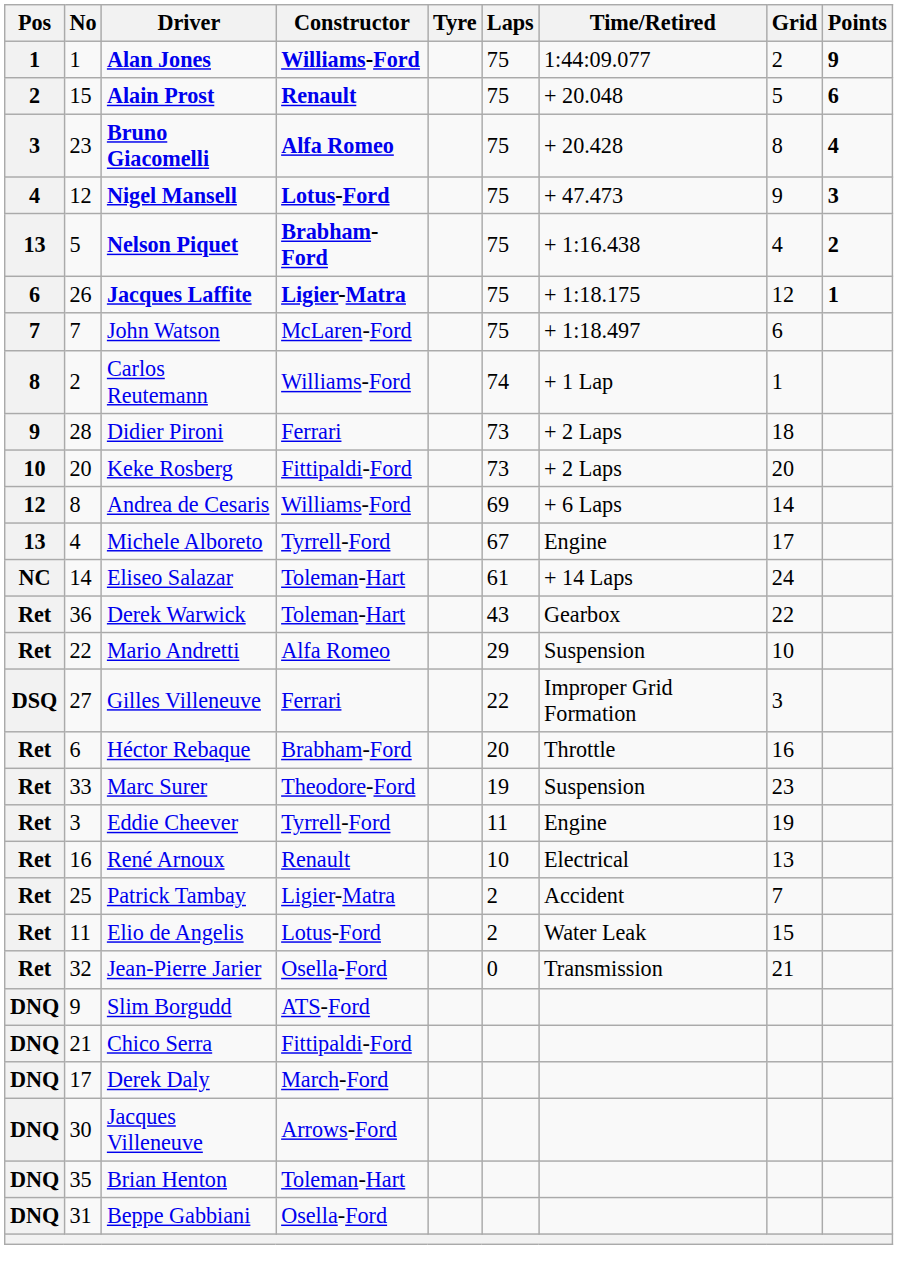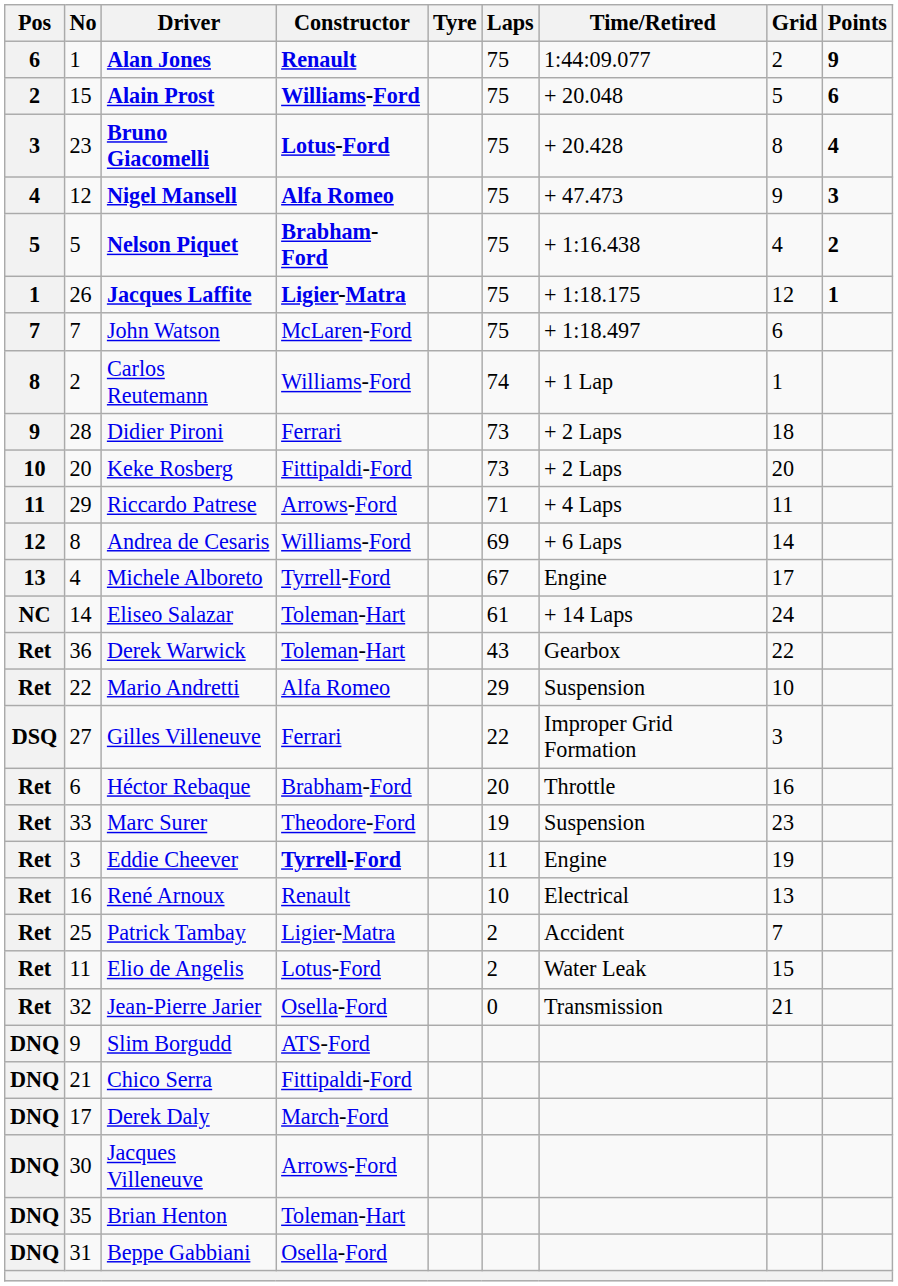(35, 59) 1 -> (35, 59) 6
(351, 59) Williams-Ford -> (319, 59) Renault
(319, 96) Renault -> (351, 96) Williams-Ford
(337, 145) Alfa Romeo -> (335, 145) Lotus-Ford
(335, 195) Lotus-Ford -> (337, 195) Alfa Romeo
(35, 245) 13 -> (35, 245) 5
(35, 295) 6 -> (35, 295) 1
+ row: (182, 504)
(336, 823) normal -> (341, 859) bold
